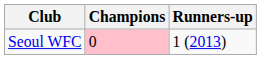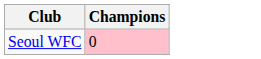- column: (213, 16)
